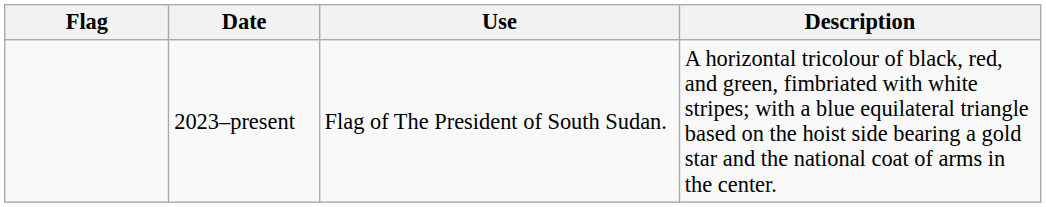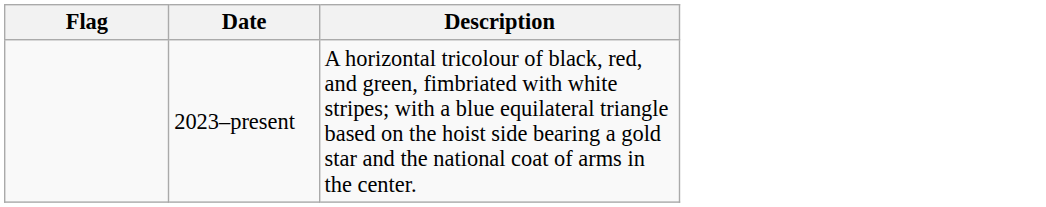- column: (500, 22)
